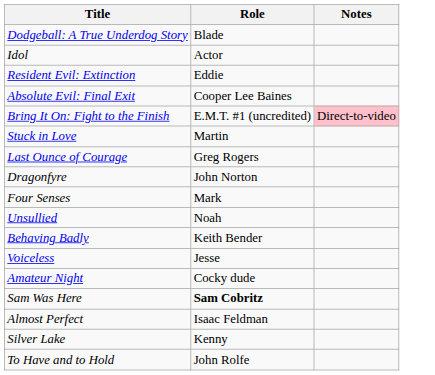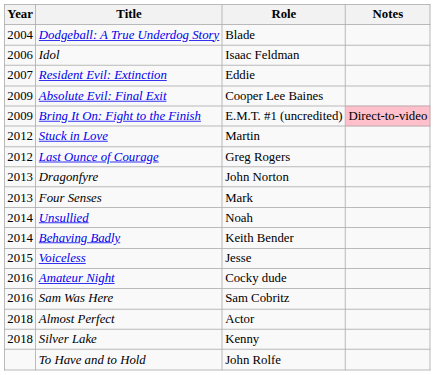+ column: (20, 14)
(208, 55) Actor -> (262, 55) Isaac Feldman
(228, 298) bold -> (257, 298) normal
(231, 319) Isaac Feldman -> (240, 319) Actor
